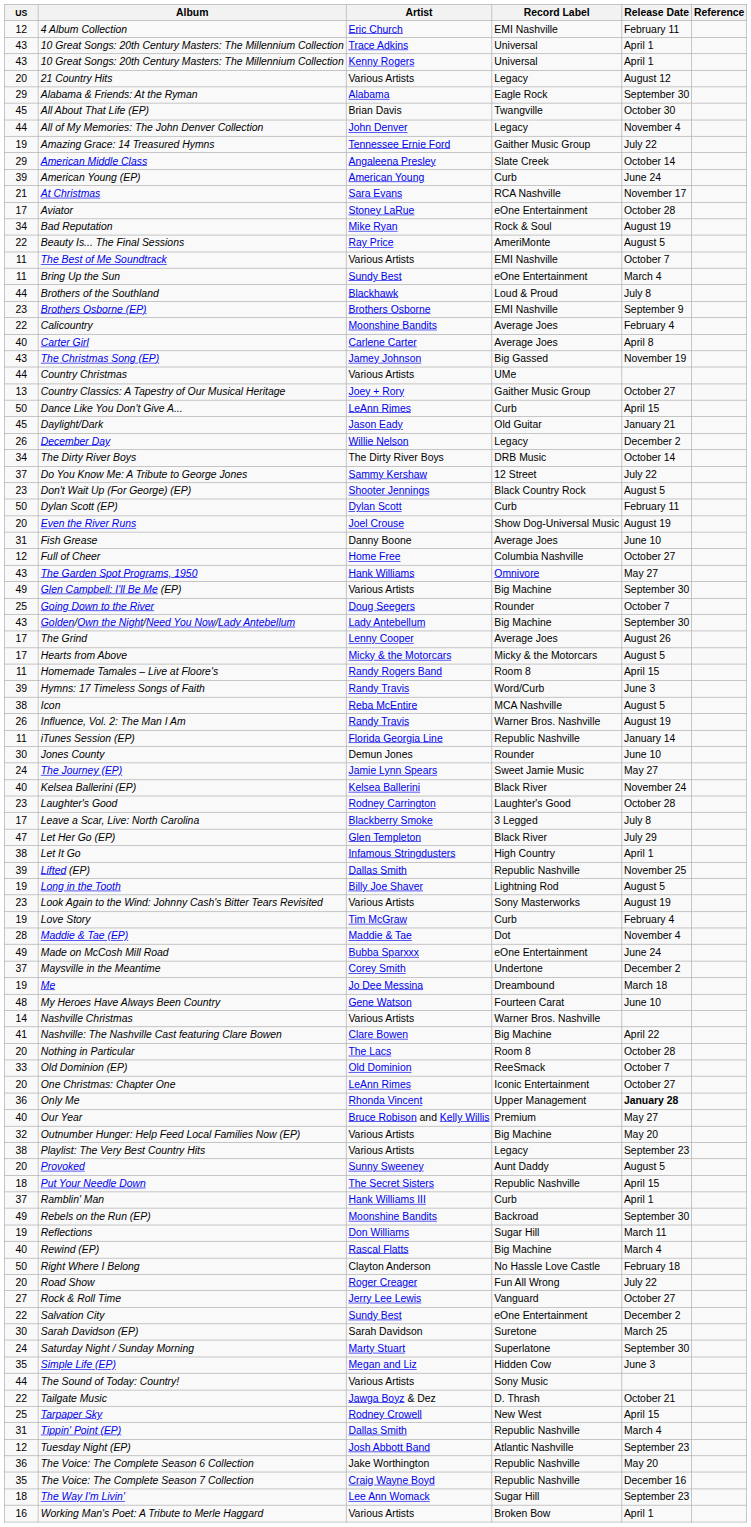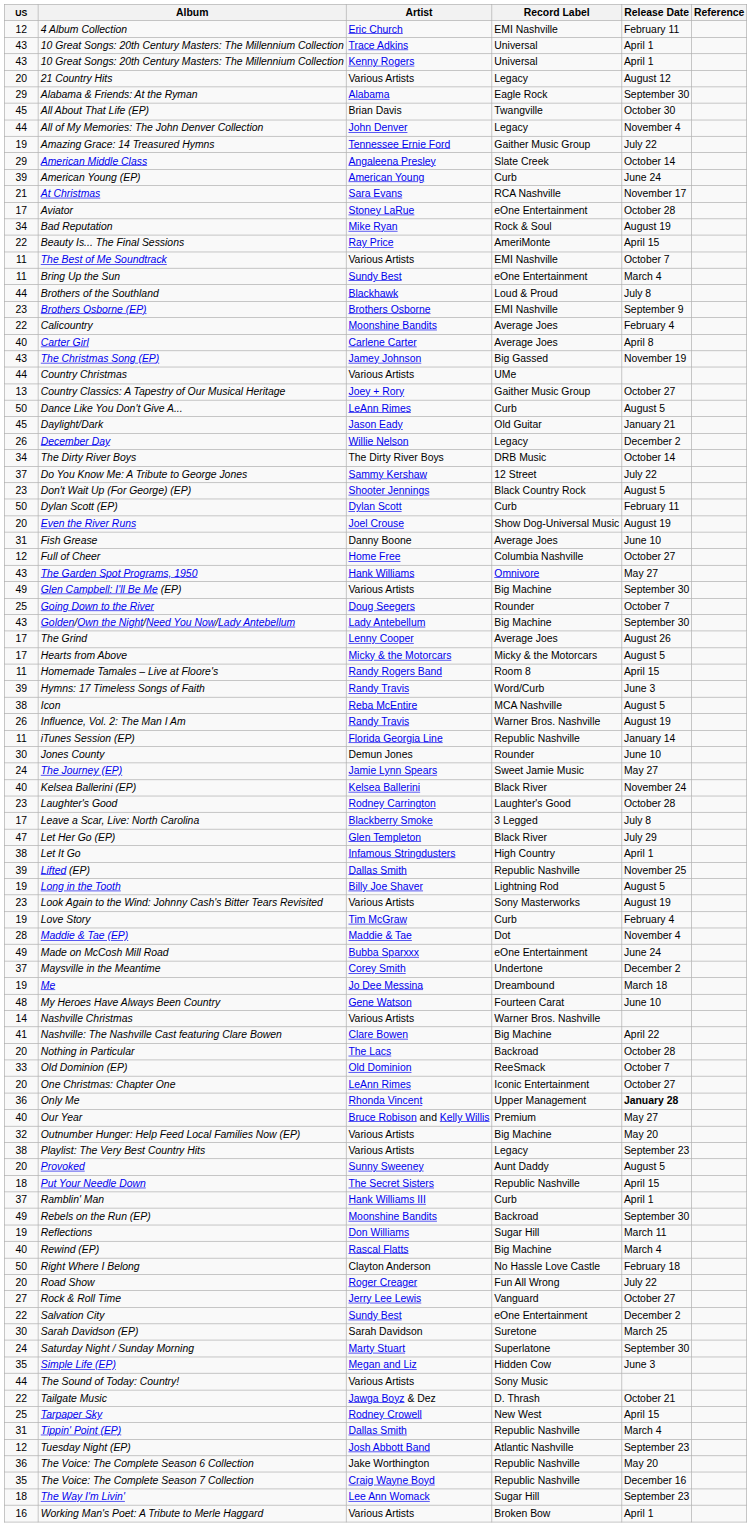(644, 243) August 5 -> (642, 243) April 15
(642, 408) April 15 -> (644, 408) August 5
(513, 1051) Room 8 -> (516, 1051) Backroad
